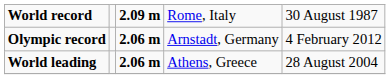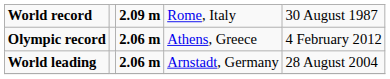(223, 39) Arnstadt, Germany -> (212, 39) Athens, Greece
(212, 62) Athens, Greece -> (223, 62) Arnstadt, Germany
